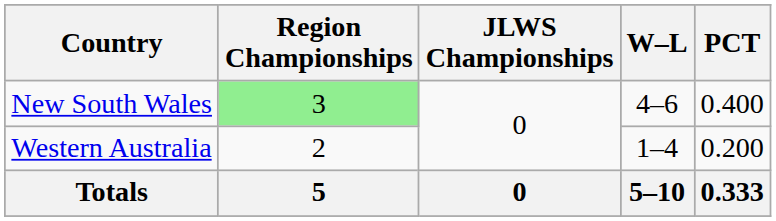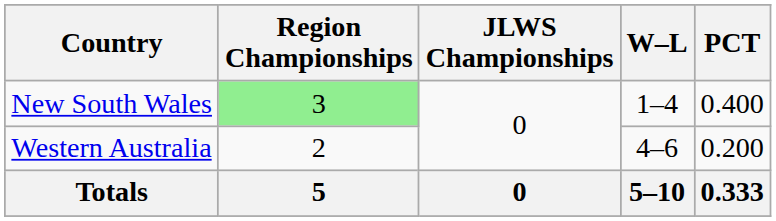(657, 103) 4–6 -> (657, 103) 1–4
(657, 147) 1–4 -> (657, 147) 4–6
